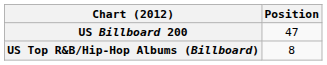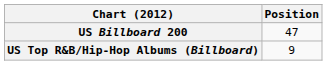(292, 51) 8 -> (292, 51) 9
